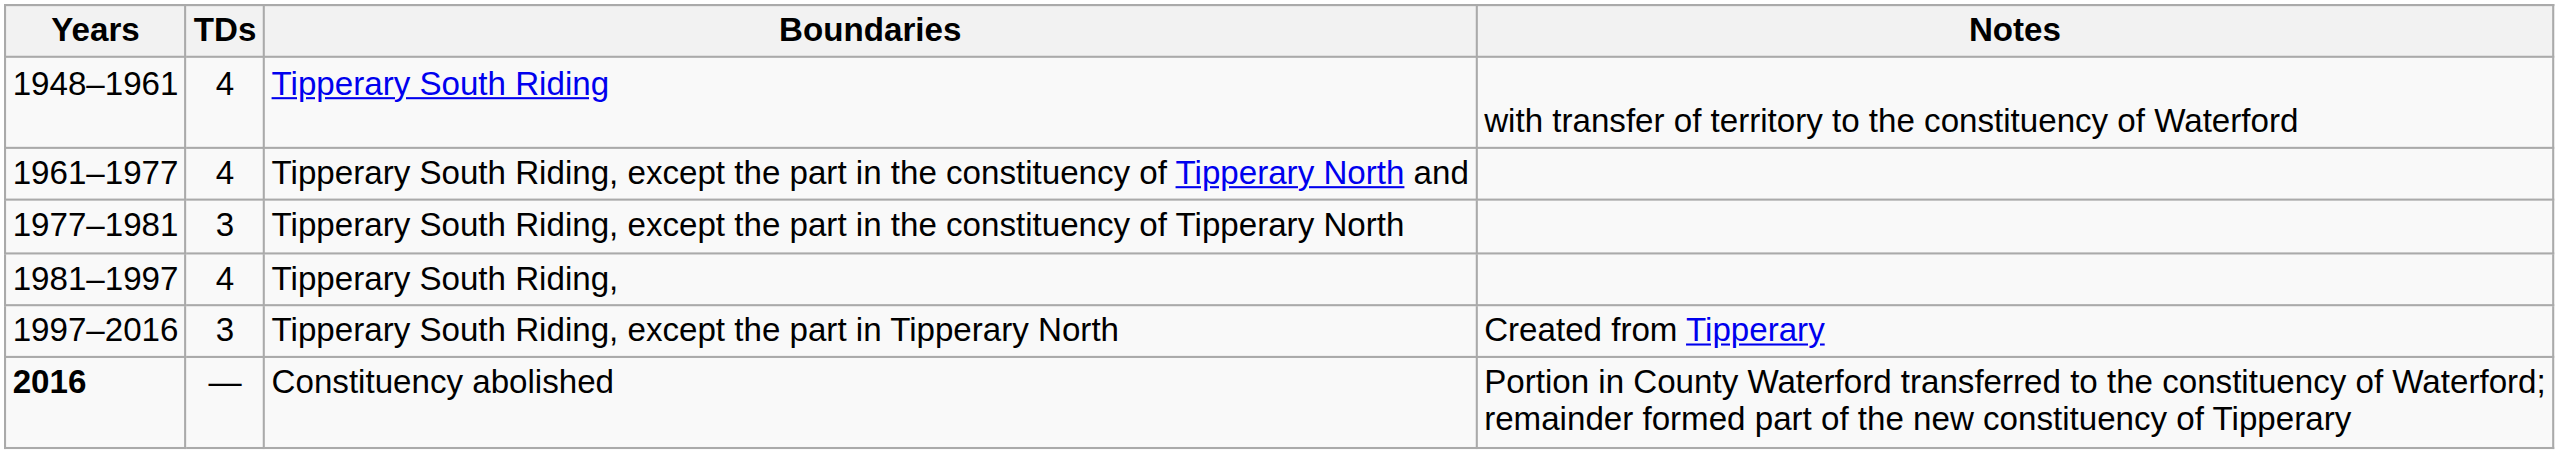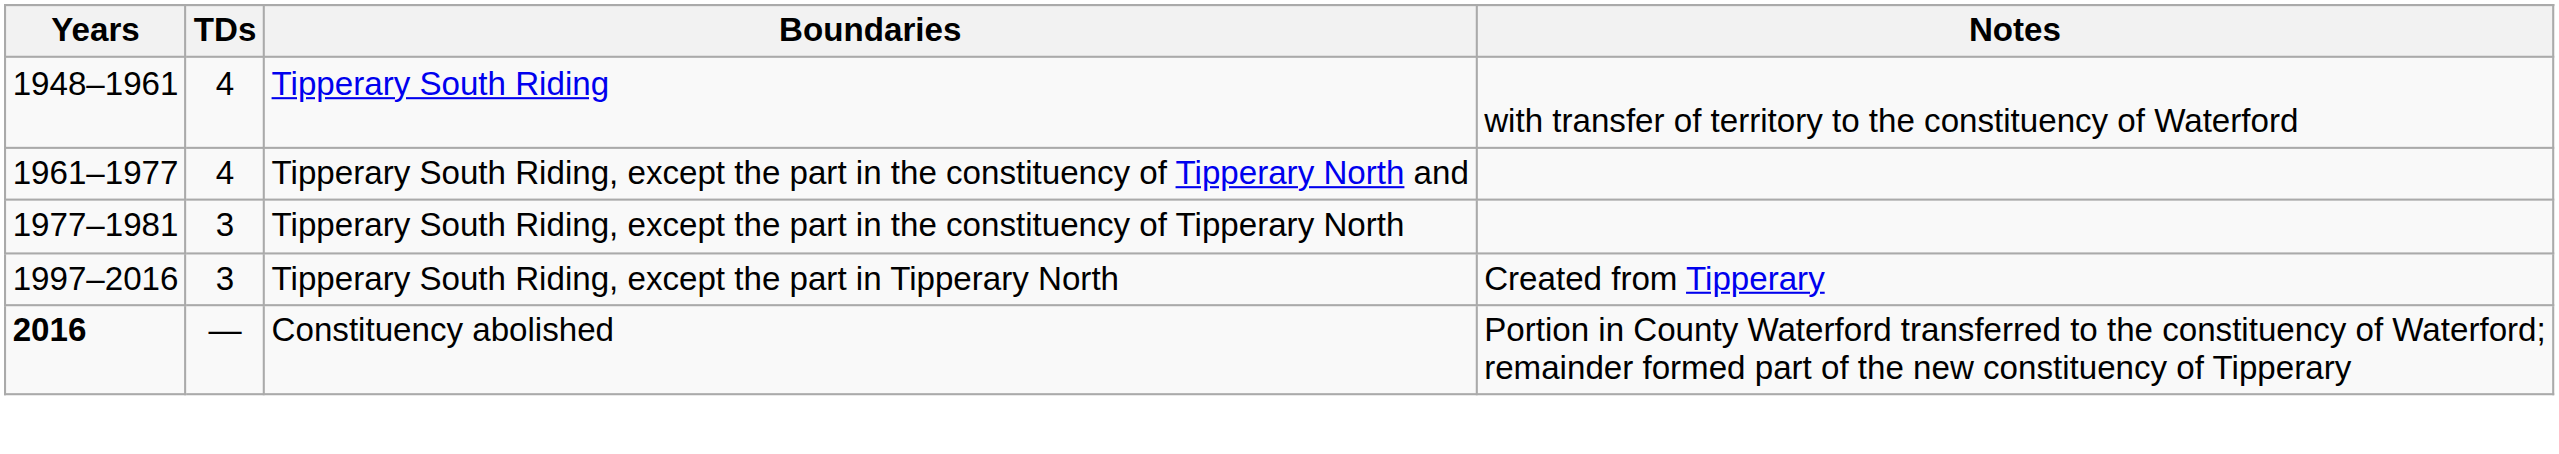- row: (445, 278)
